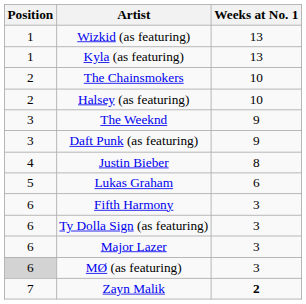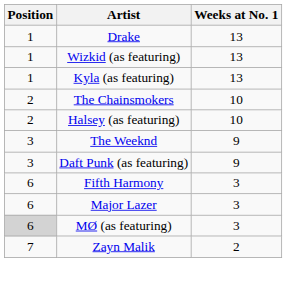+ row: (124, 36)
- row: (134, 162)
- row: (134, 183)
- row: (134, 225)
(256, 288) bold -> (236, 246) normal
